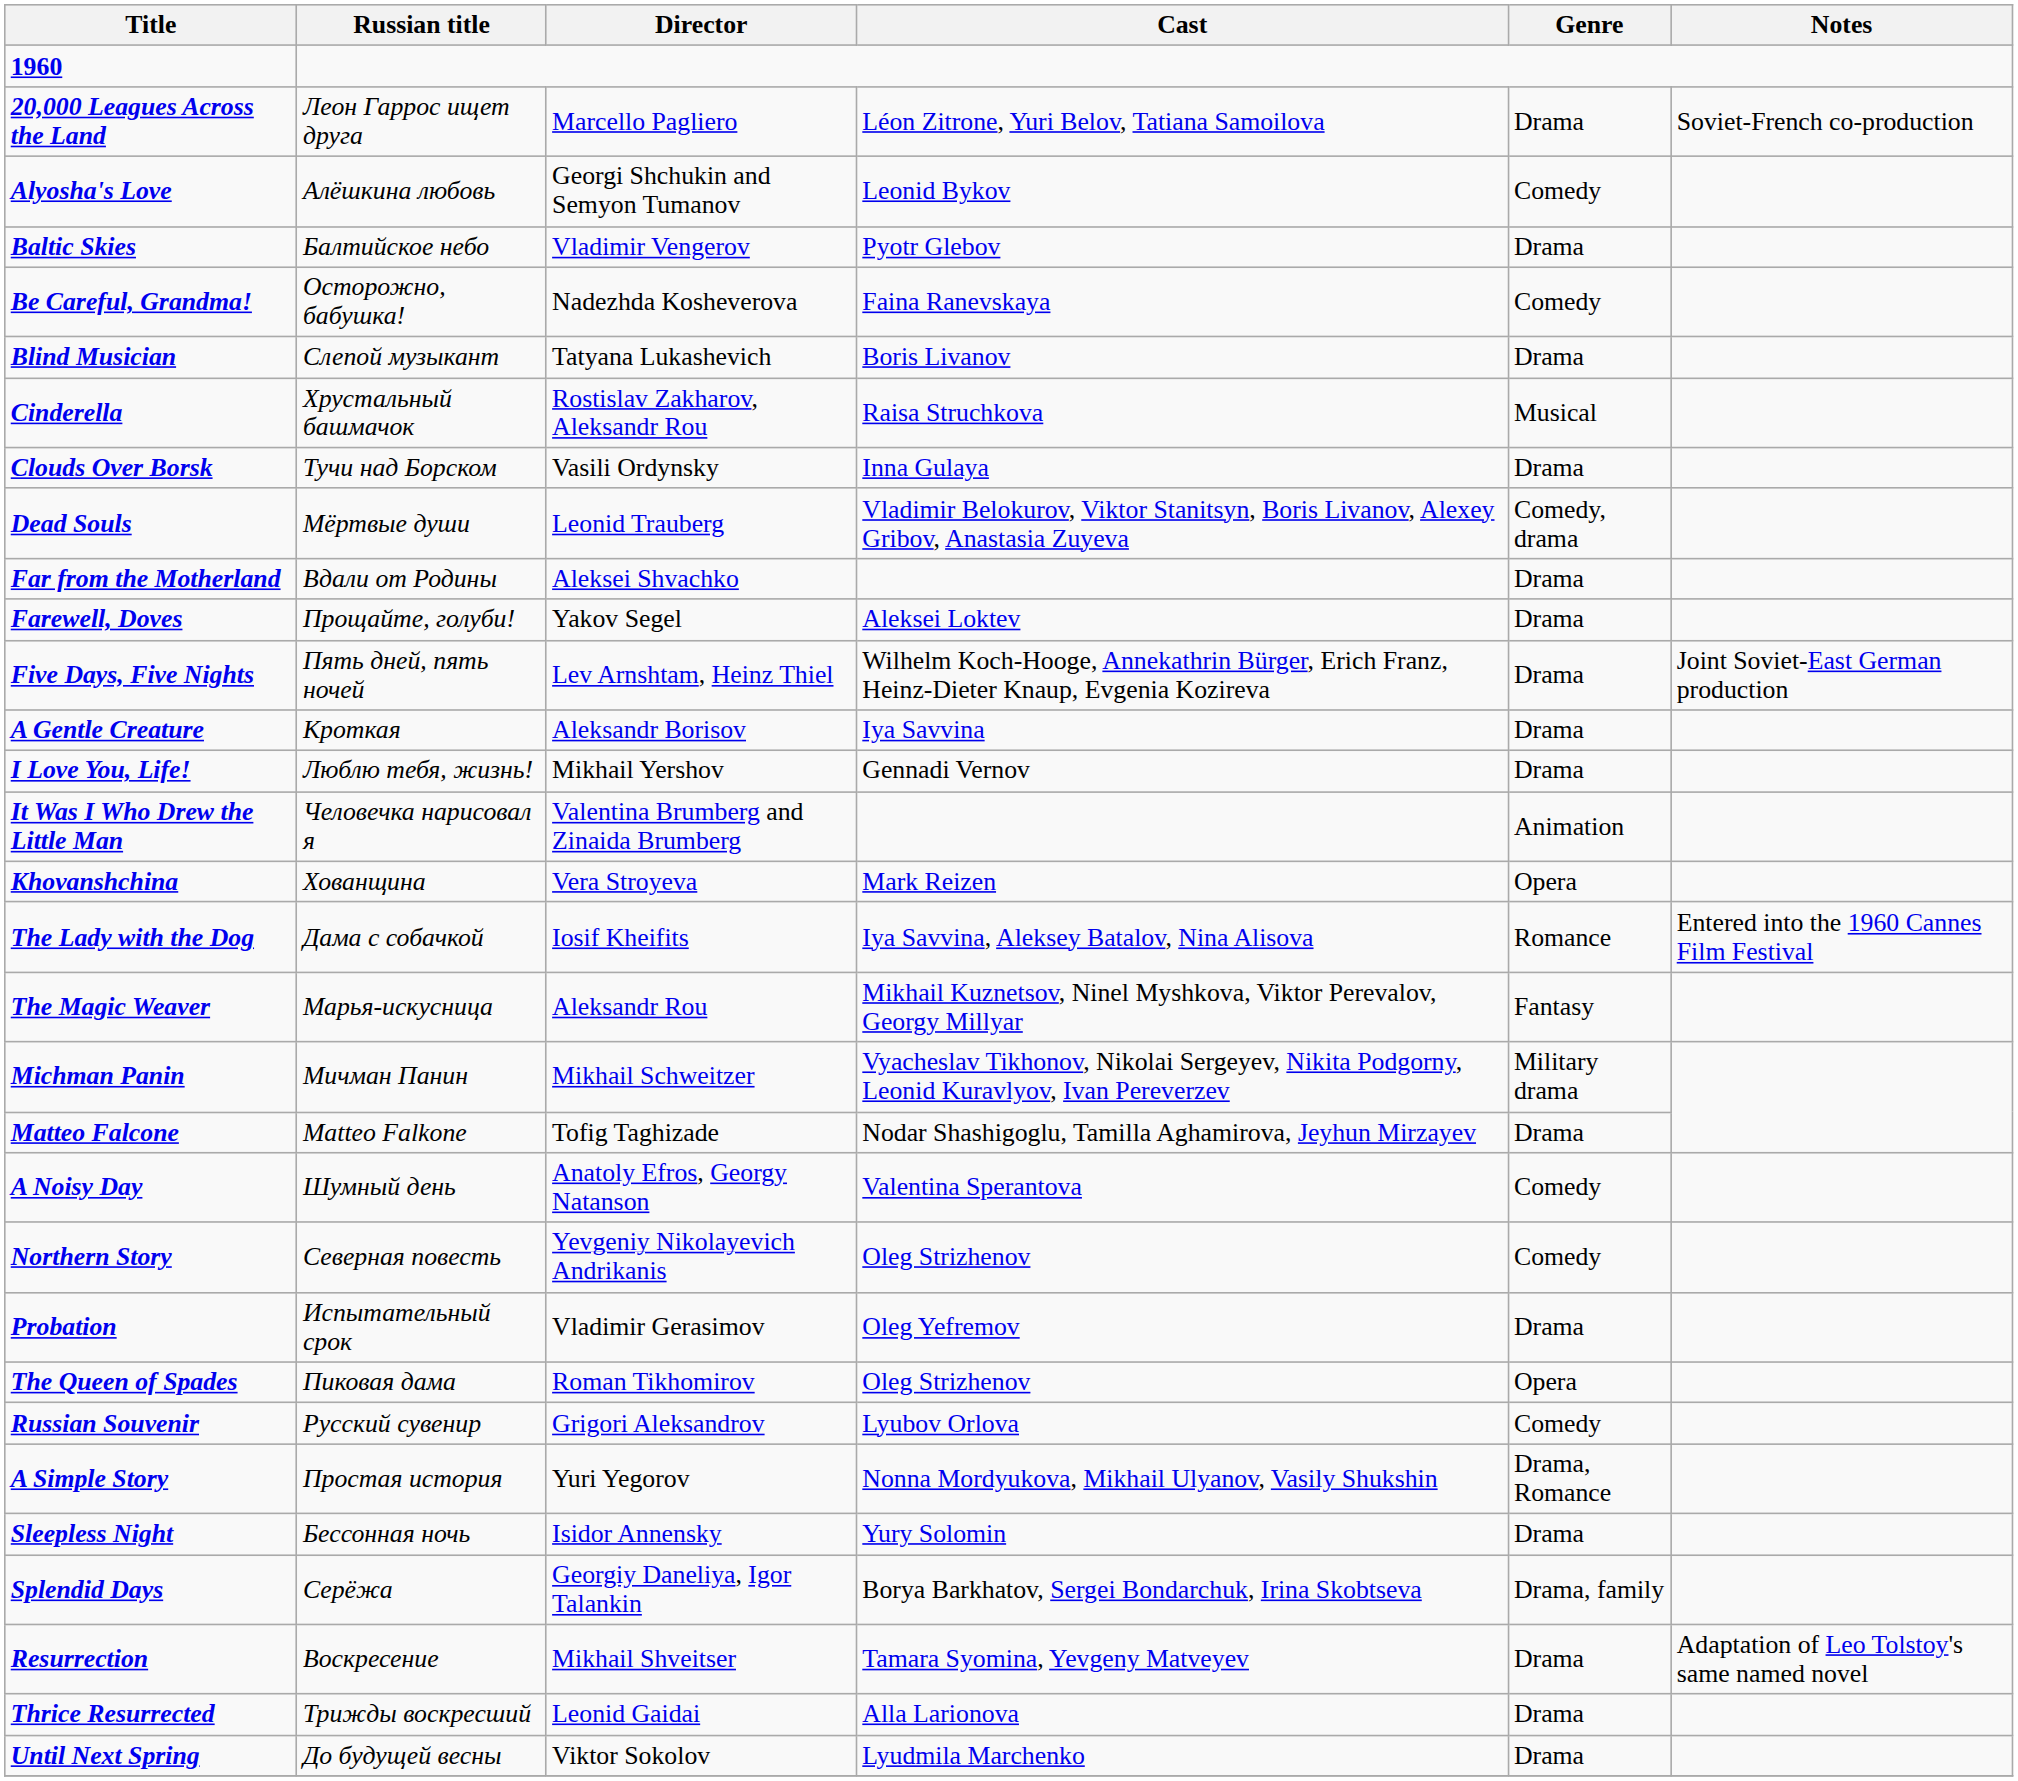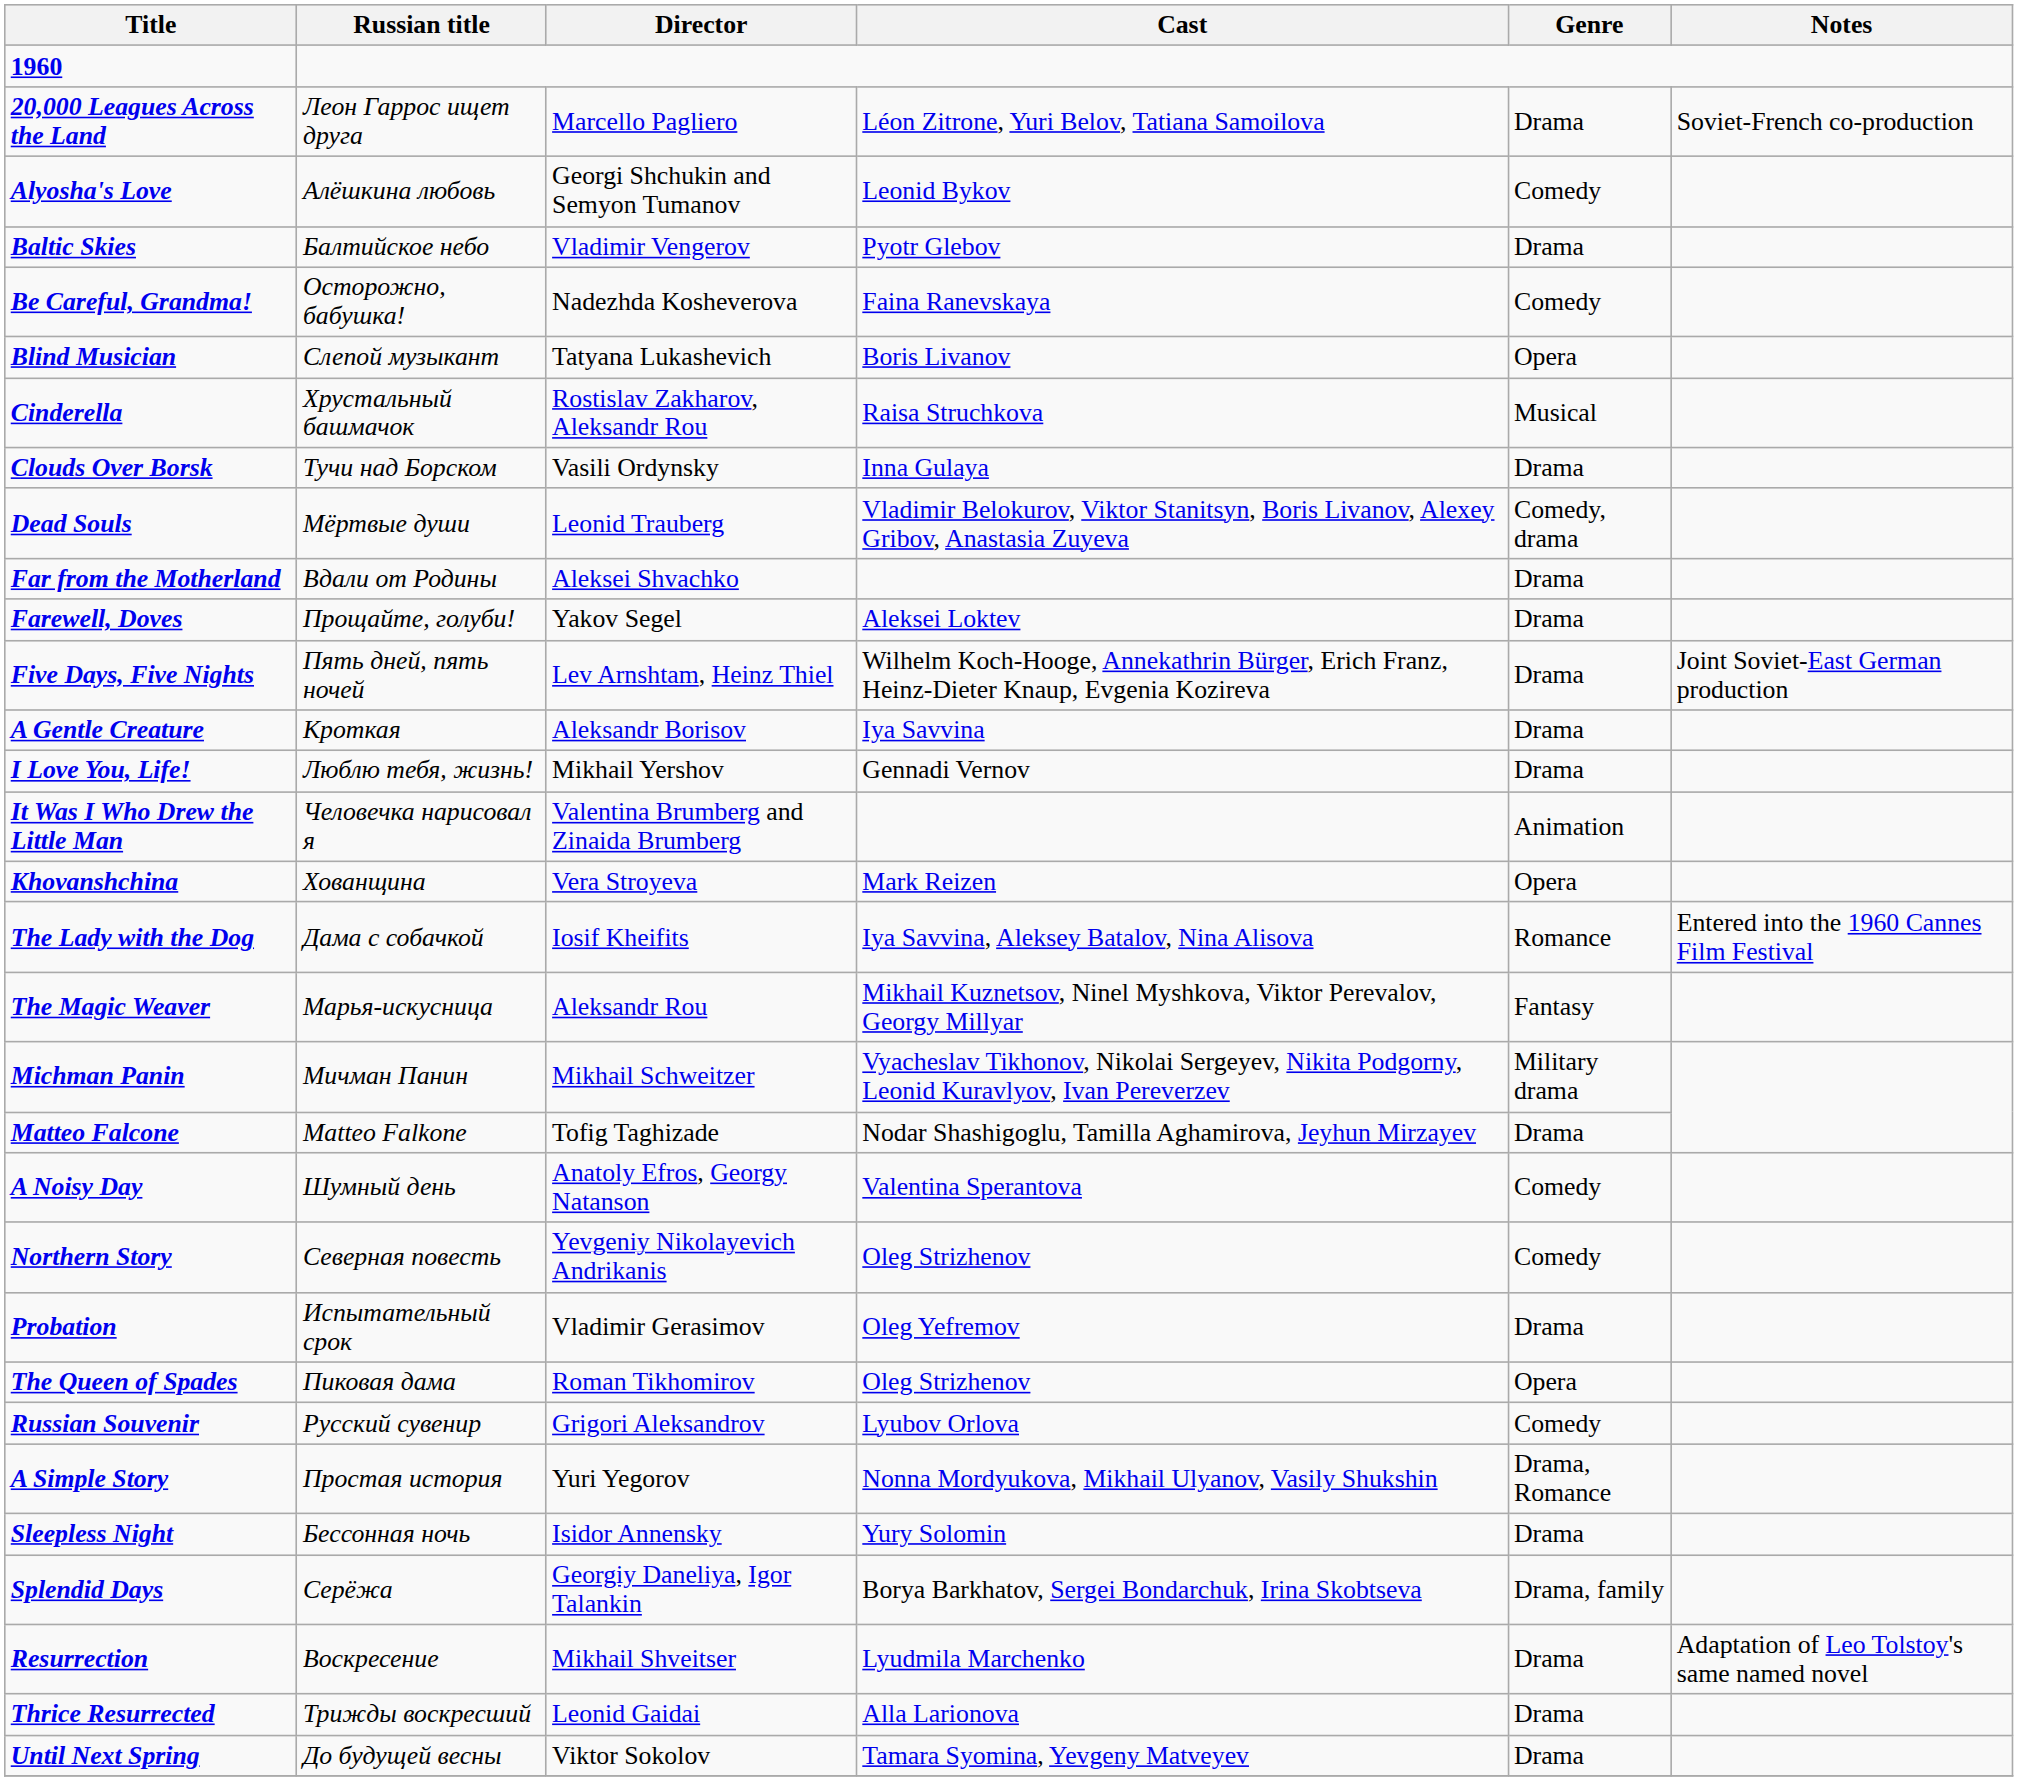(1549, 356) Drama -> (1545, 356) Opera
(1056, 1658) Tamara Syomina, Yevgeny Matveyev -> (974, 1658) Lyudmila Marchenko
(974, 1755) Lyudmila Marchenko -> (1056, 1755) Tamara Syomina, Yevgeny Matveyev
